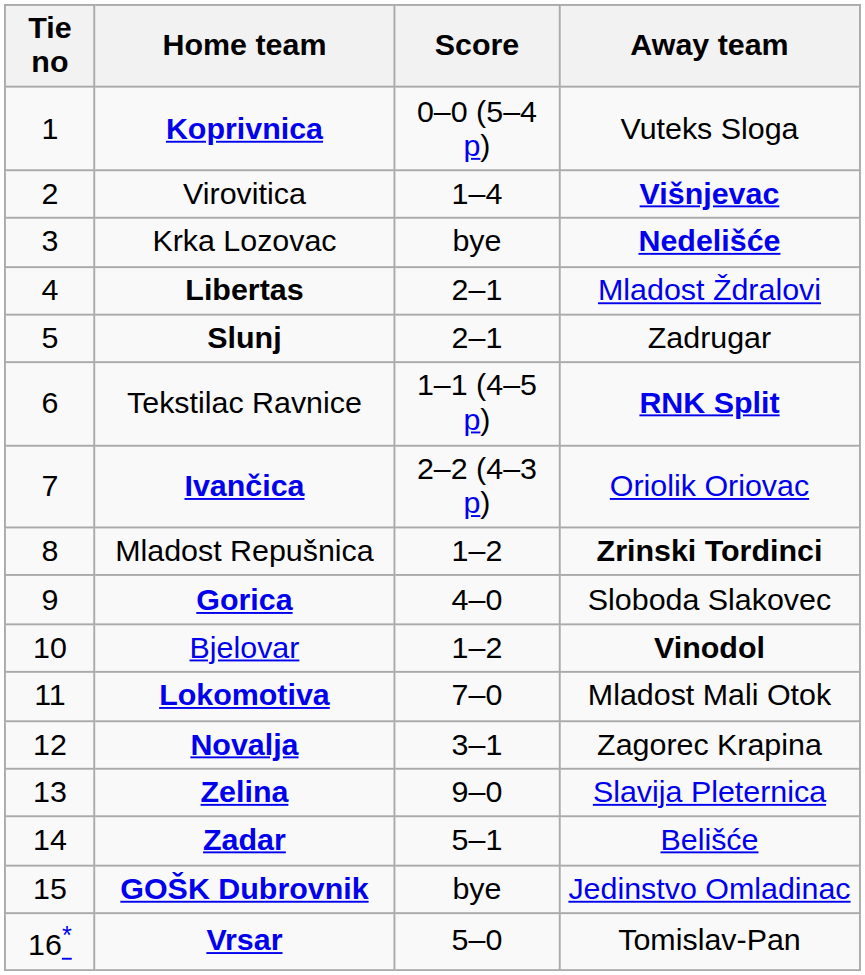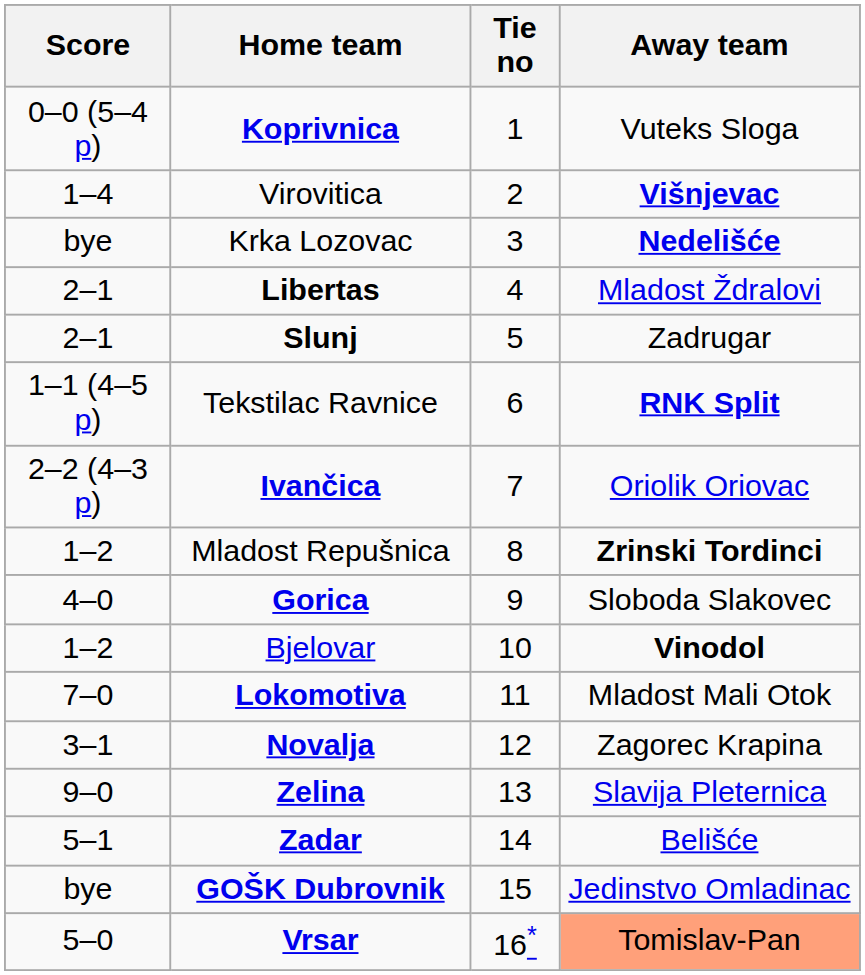columns swapped: (50, 45) <-> (477, 45)
(709, 940) no background -> (709, 940) lightsalmon background
